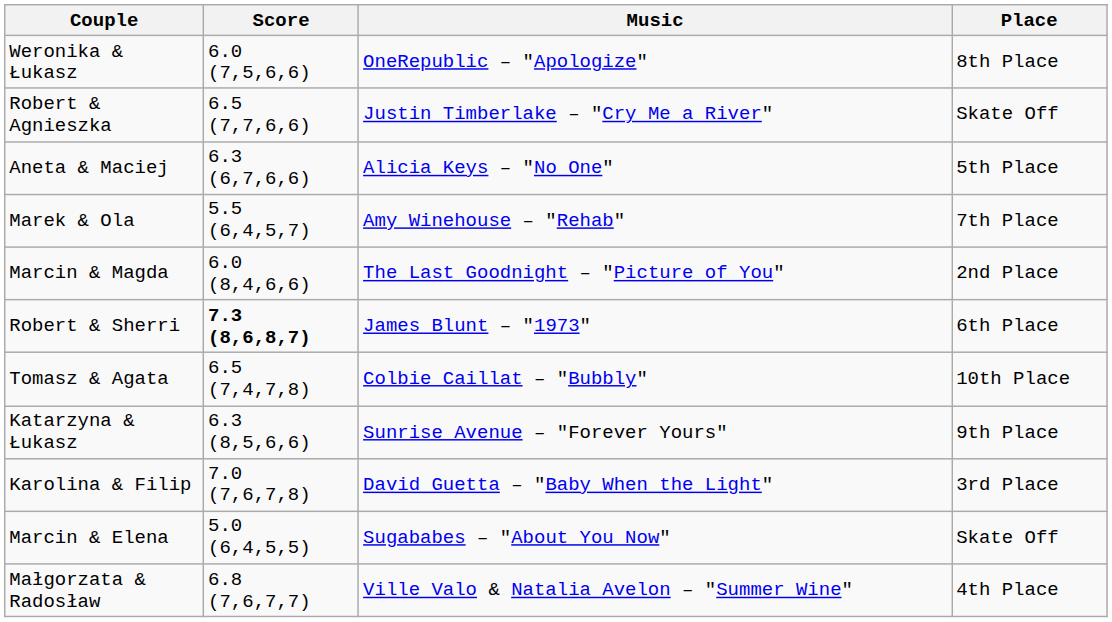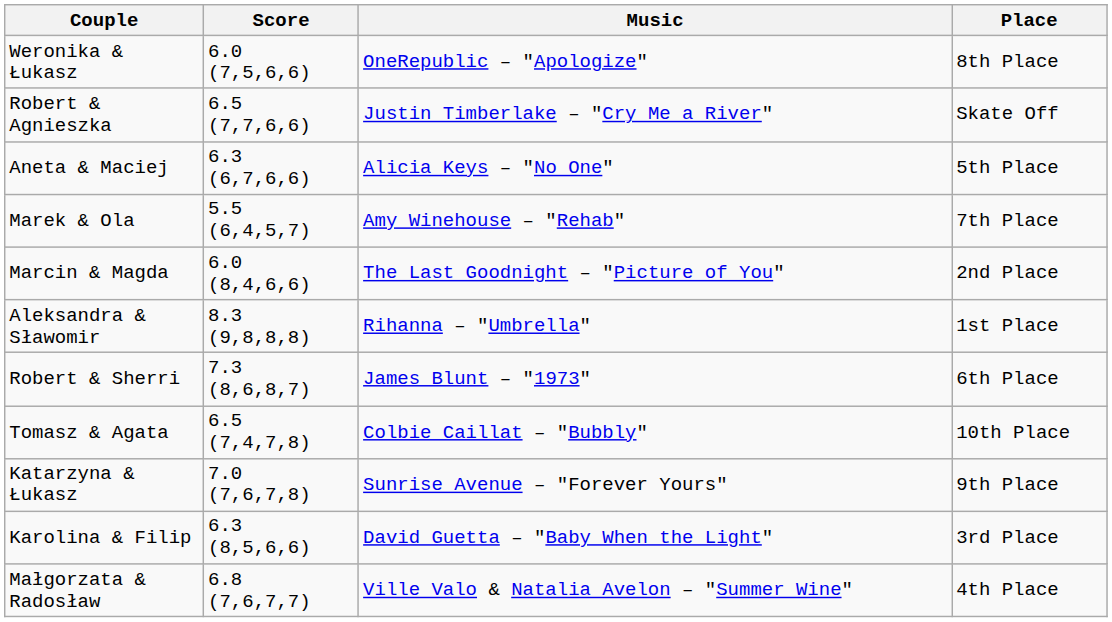+ row: (78, 326)
(259, 326) bold -> (259, 379) normal
(259, 432) 6.3 (8,5,6,6) -> (259, 485) 7.0 (7,6,7,8)
(259, 485) 7.0 (7,6,7,8) -> (259, 538) 6.3 (8,5,6,6)
- row: (89, 538)
